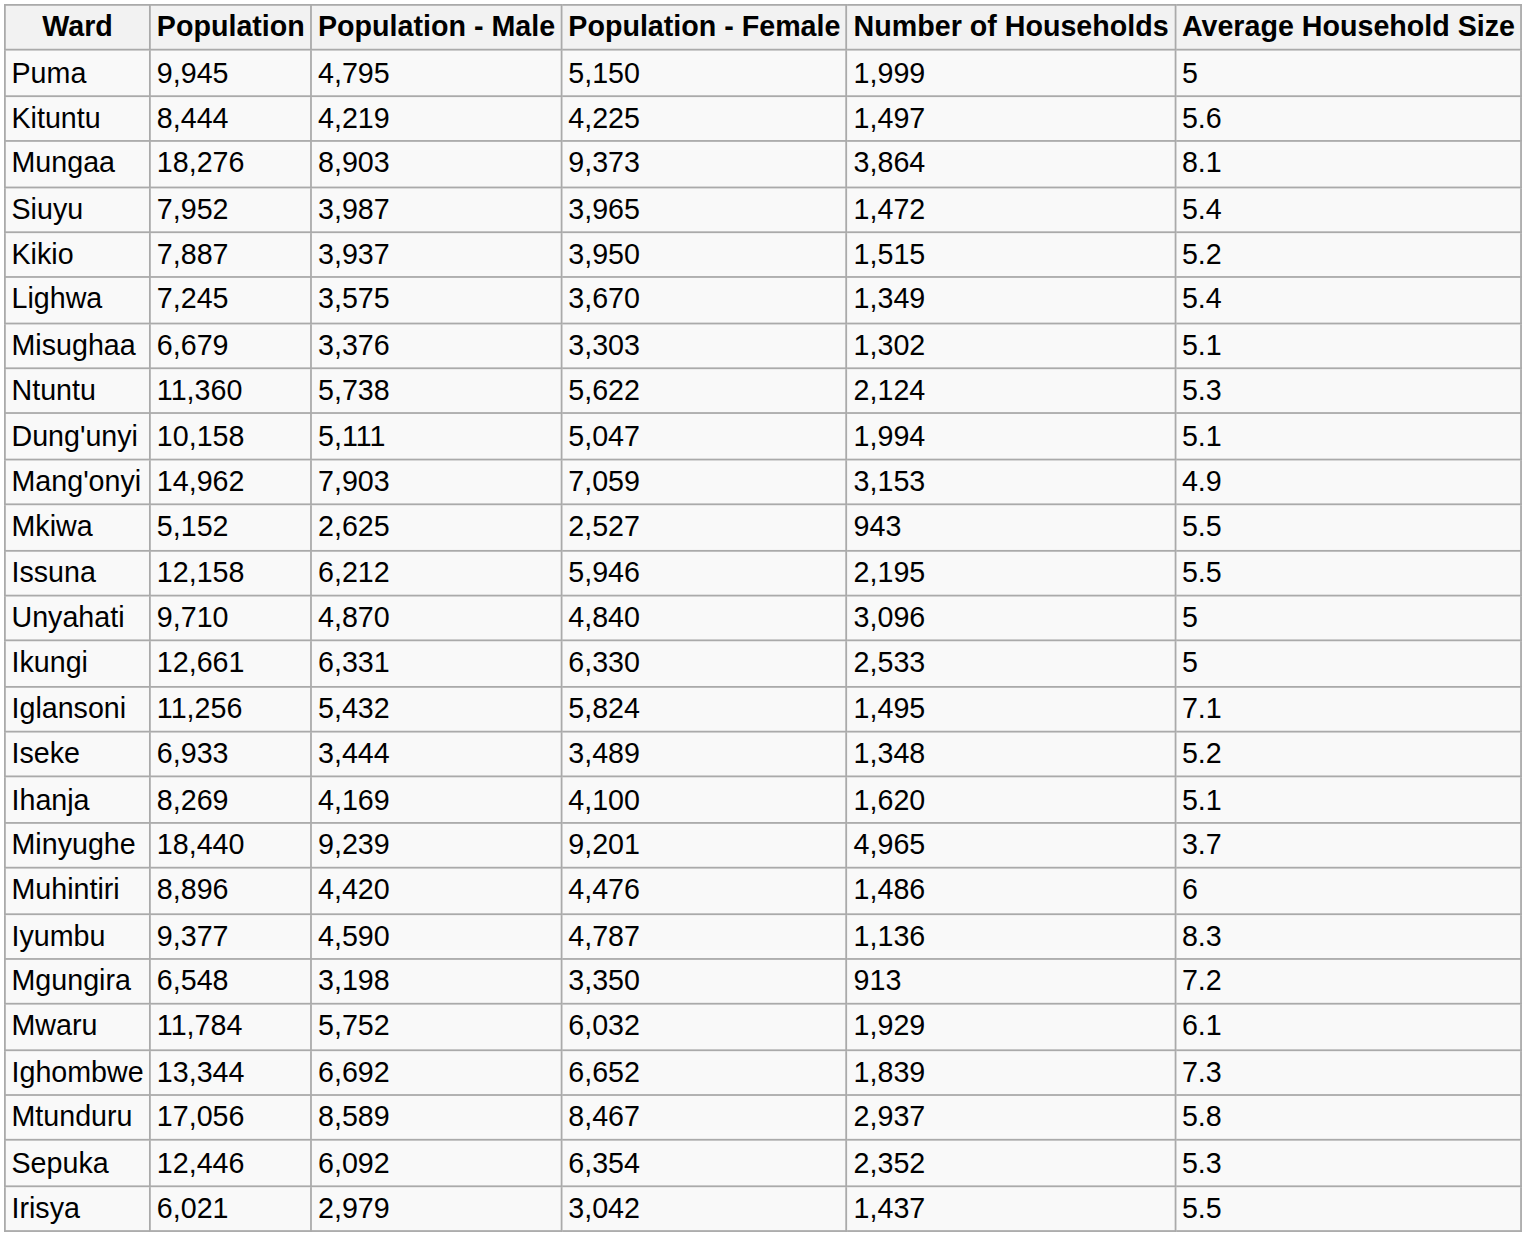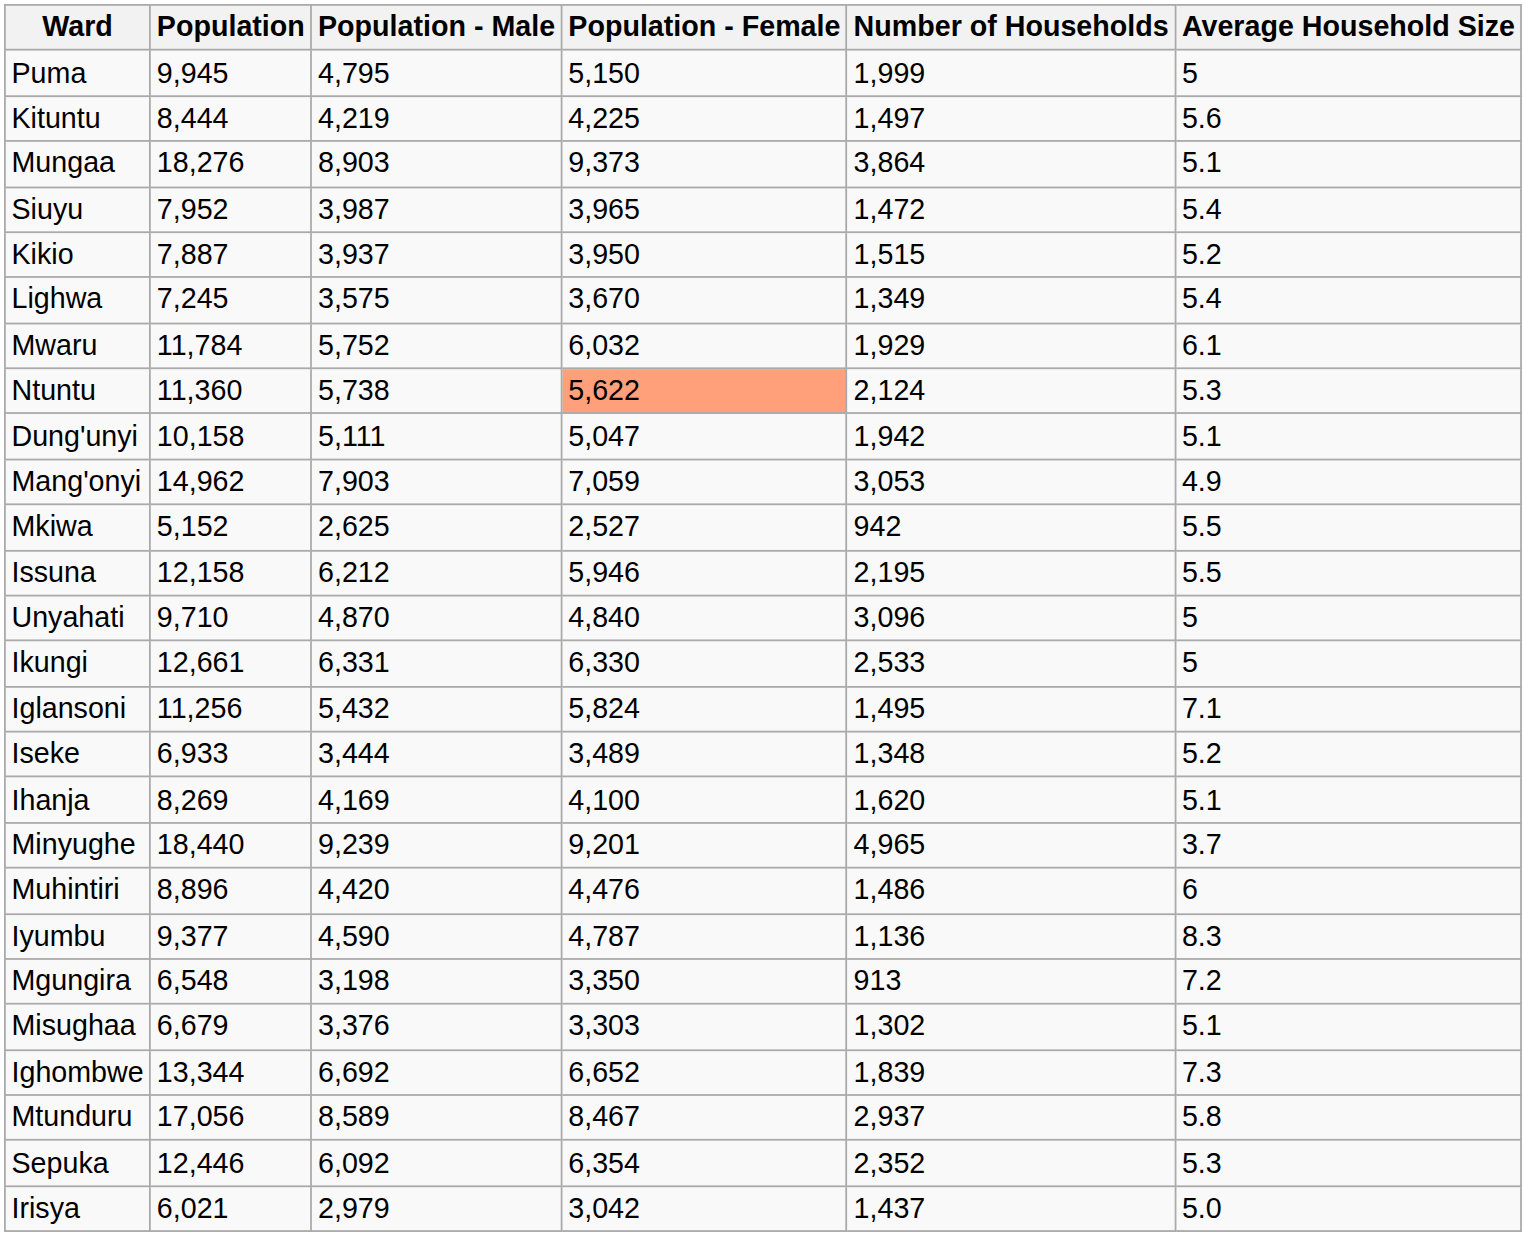(1202, 163) 8.1 -> (1202, 163) 5.1
rows swapped: (74, 345) <-> (54, 1026)
(604, 390) no background -> (604, 390) lightsalmon background
(889, 436) 1,994 -> (889, 436) 1,942
(889, 481) 3,153 -> (889, 481) 3,053
(878, 526) 943 -> (878, 526) 942
(1202, 1208) 5.5 -> (1202, 1208) 5.0
